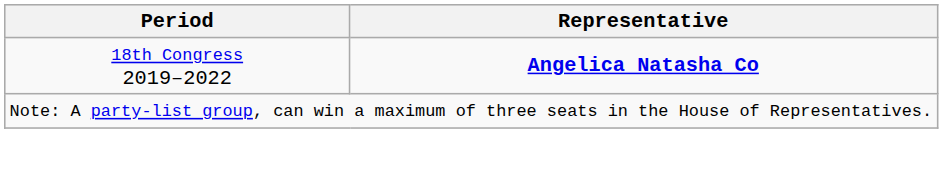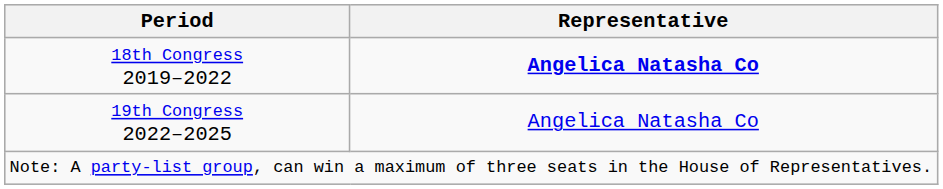+ row: (177, 124)
